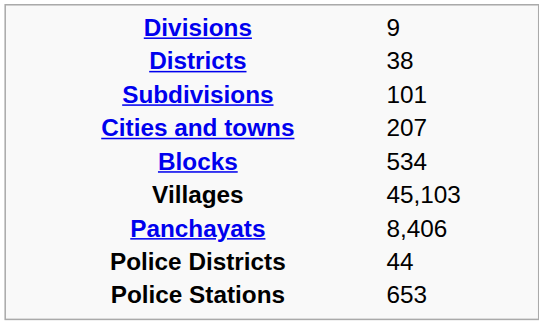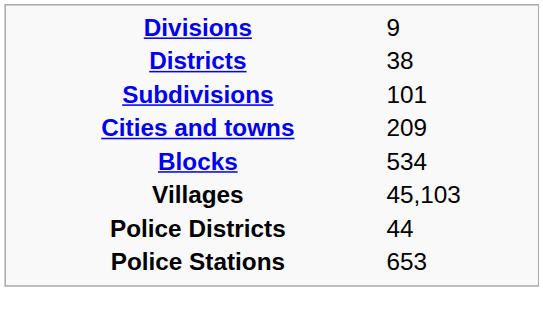(407, 128) 207 -> (407, 128) 209
- row: (198, 228)
